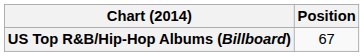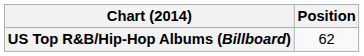(327, 39) 67 -> (327, 39) 62
